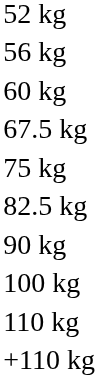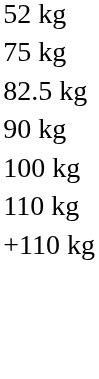- row: (35, 52)
- row: (35, 90)
- row: (45, 129)
